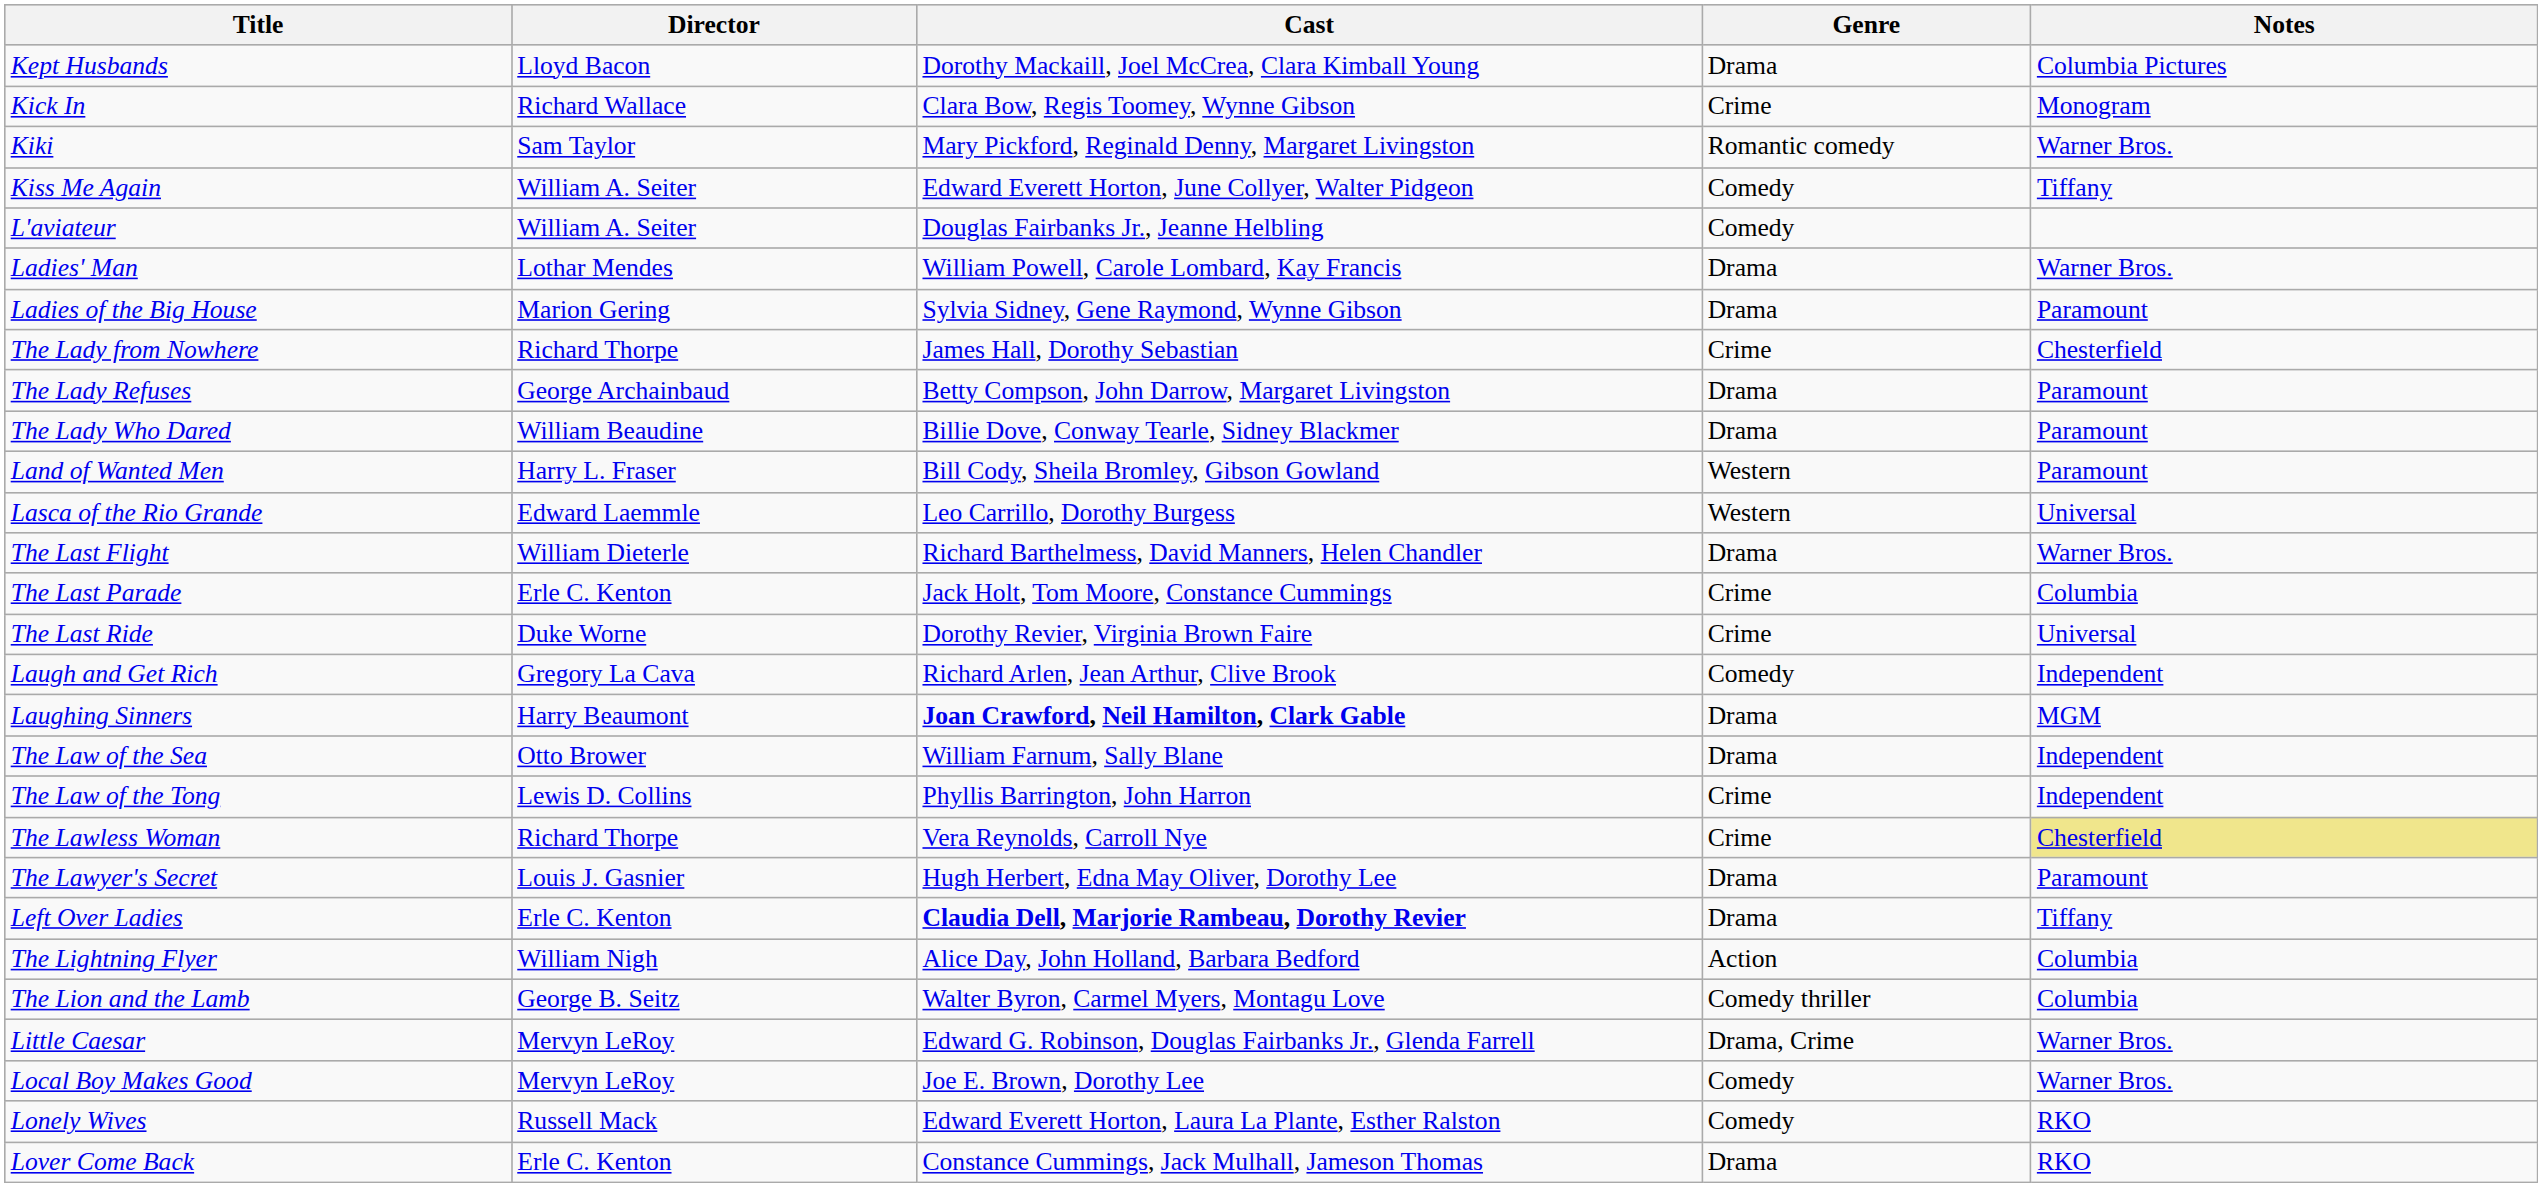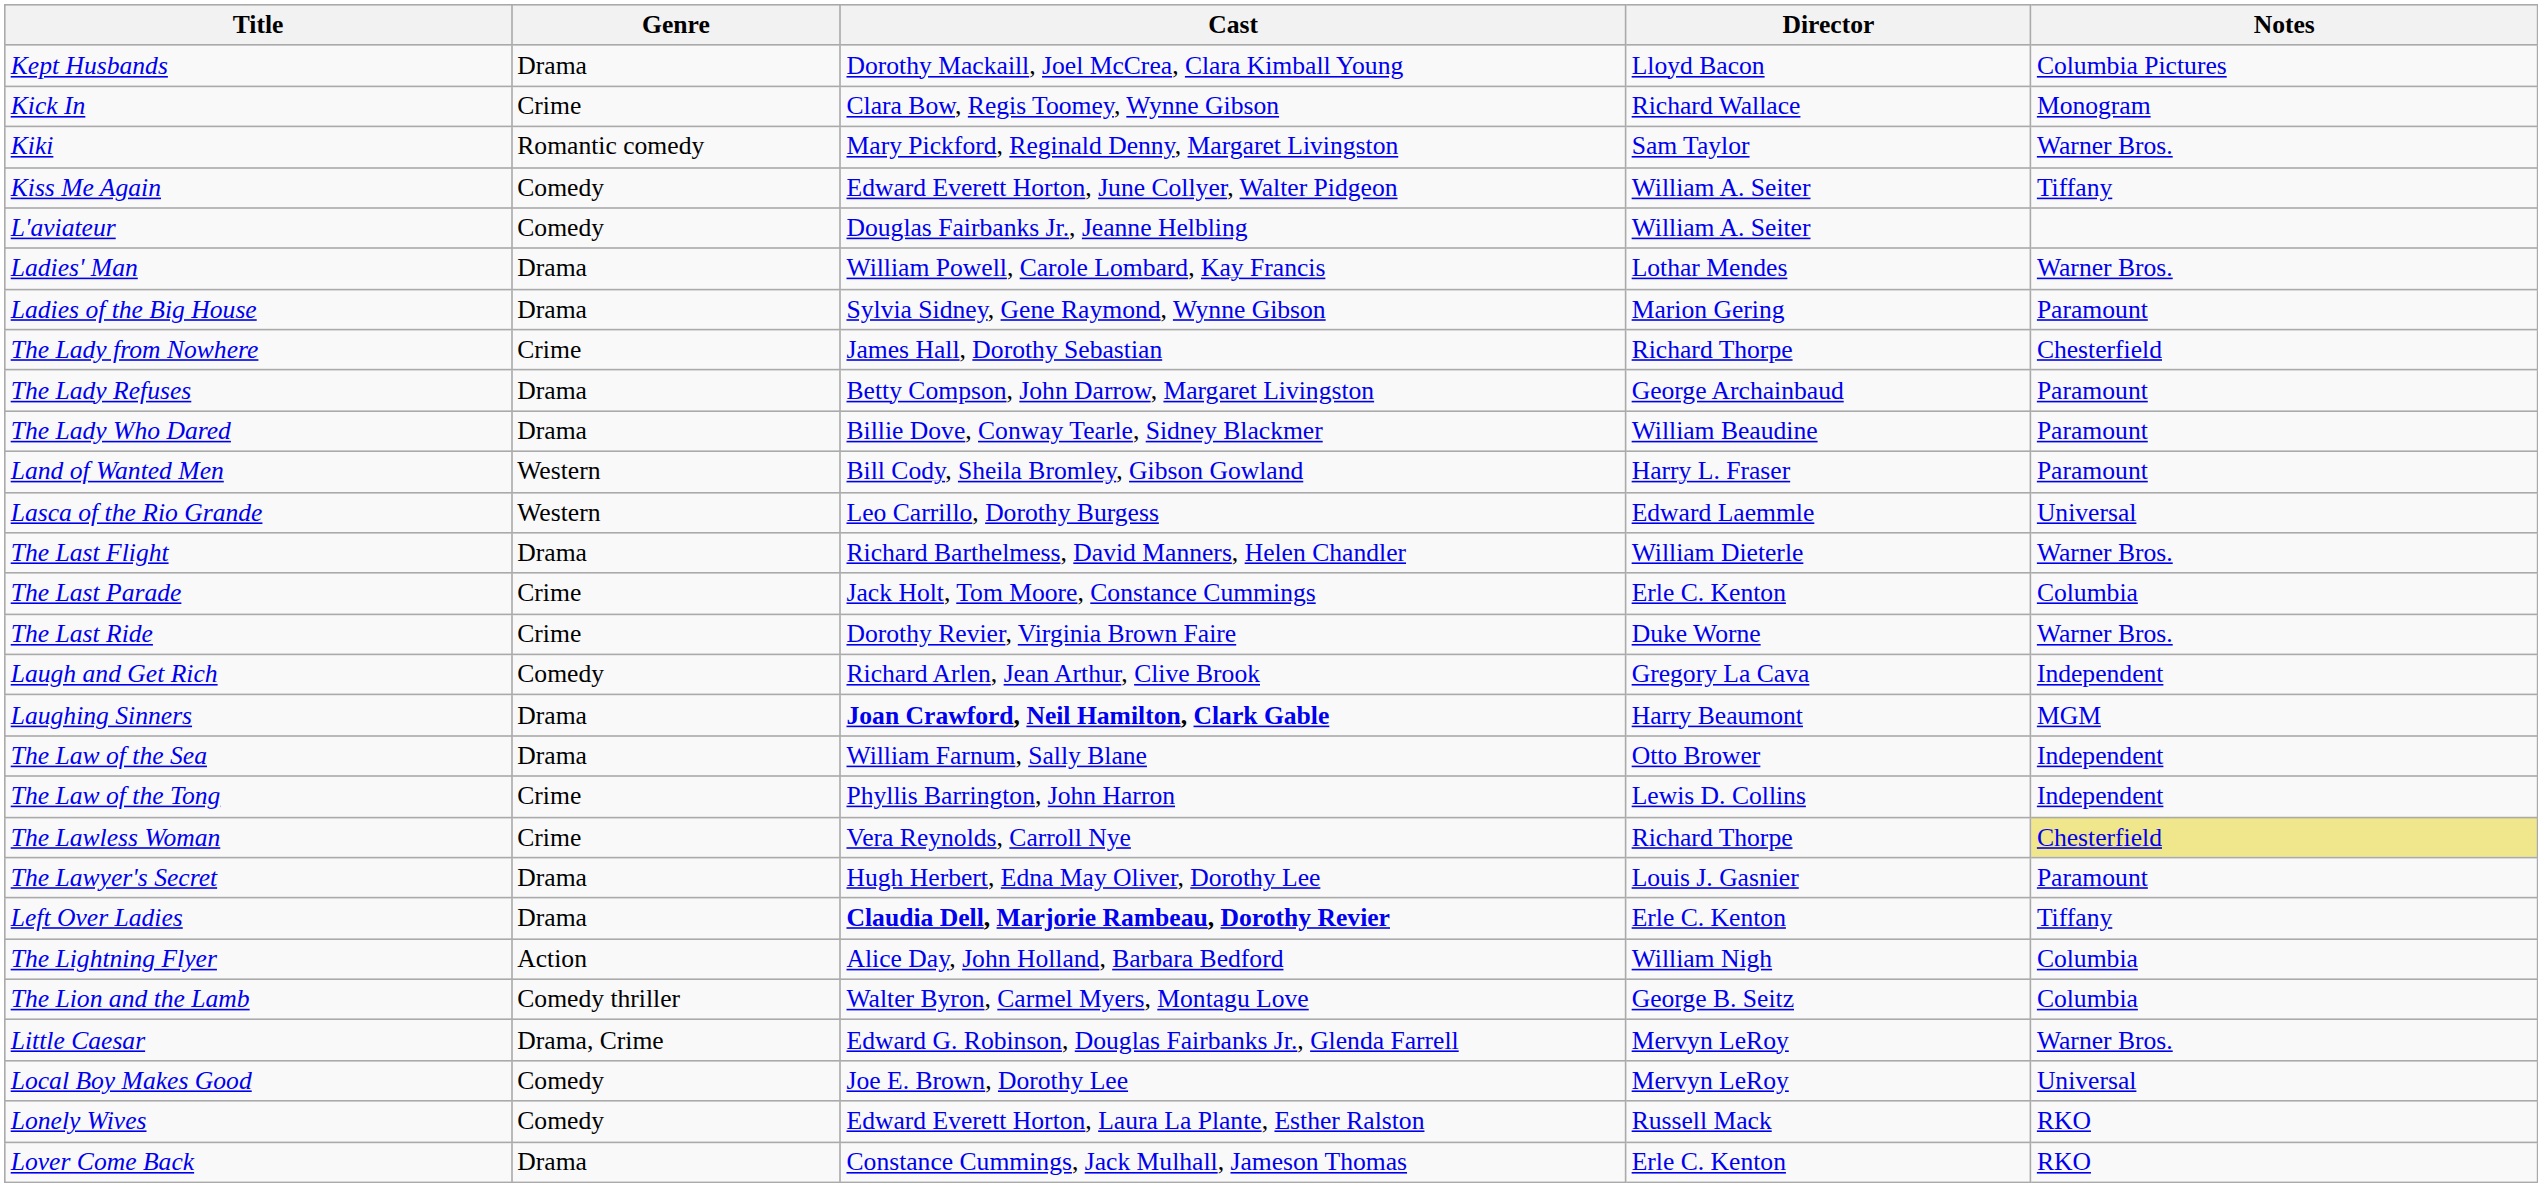columns swapped: (714, 24) <-> (1866, 24)
(2087, 633) Universal -> (2105, 633) Warner Bros.
(2105, 1080) Warner Bros. -> (2087, 1080) Universal
